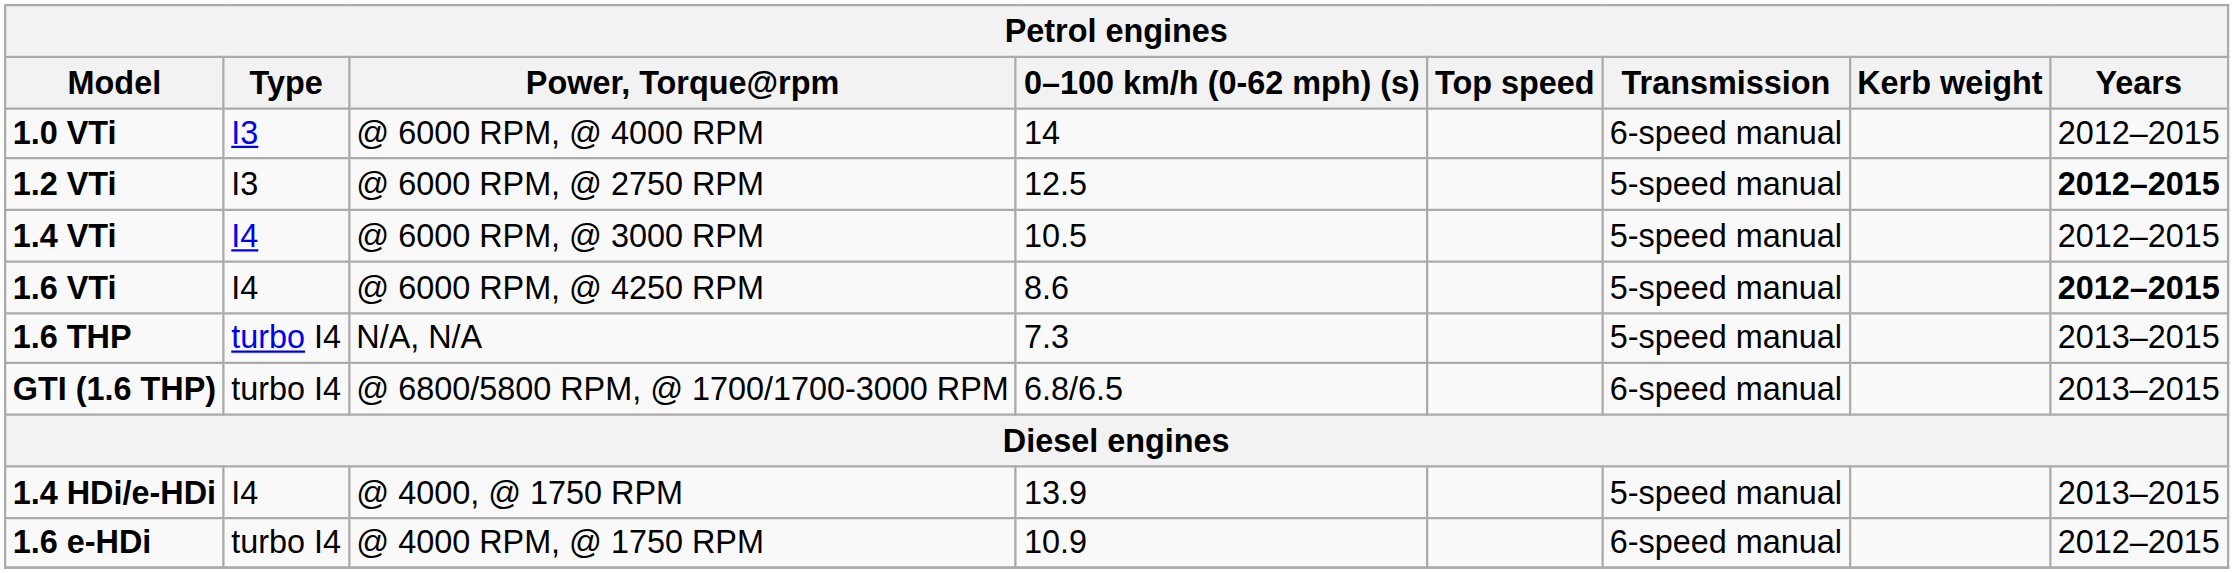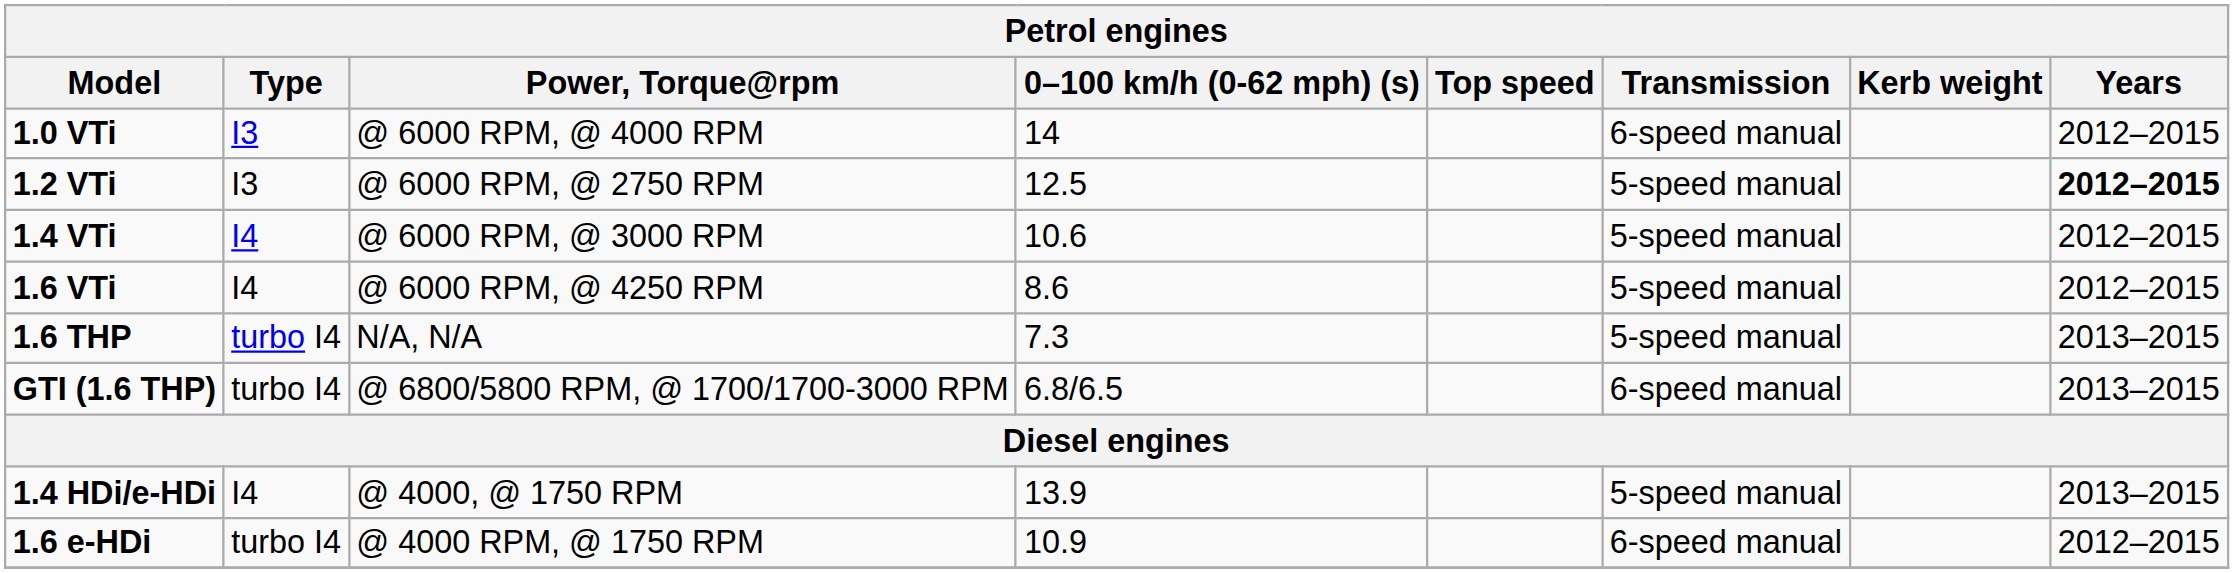(1056, 236) 10.5 -> (1056, 236) 10.6
(2139, 287) bold -> (2139, 287) normal
